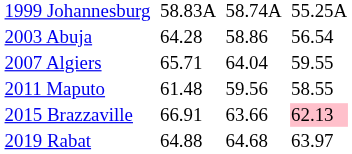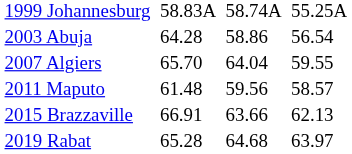(181, 62) 65.71 -> (181, 62) 65.70
(312, 88) 58.55 -> (312, 88) 58.57
(312, 114) pink background -> (312, 114) no background
(181, 140) 64.88 -> (181, 140) 65.28
